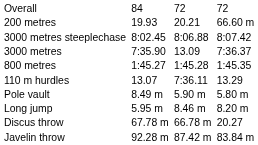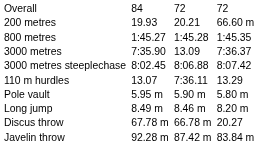rows swapped: (30, 66) <-> (65, 37)
(147, 94) 8.49 m -> (147, 94) 5.95 m
(147, 109) 5.95 m -> (147, 109) 8.49 m
